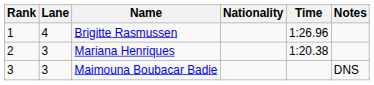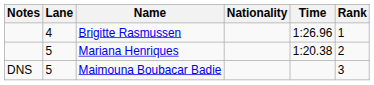columns swapped: (22, 13) <-> (350, 13)
(45, 51) 3 -> (49, 51) 5
(45, 70) 3 -> (49, 70) 5
